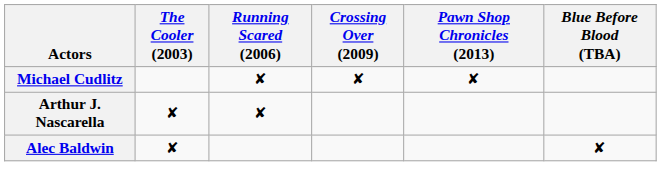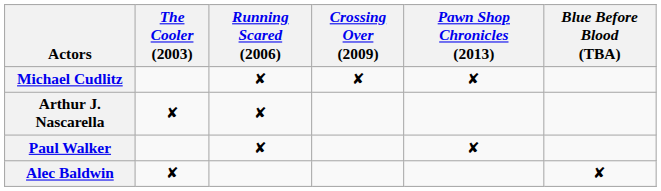+ row: (70, 148)
